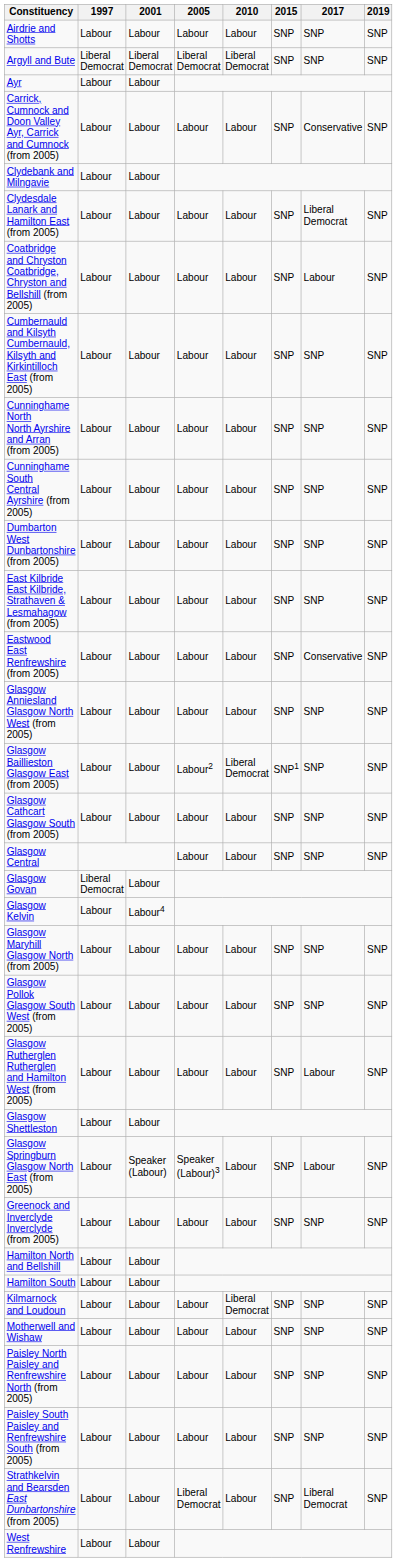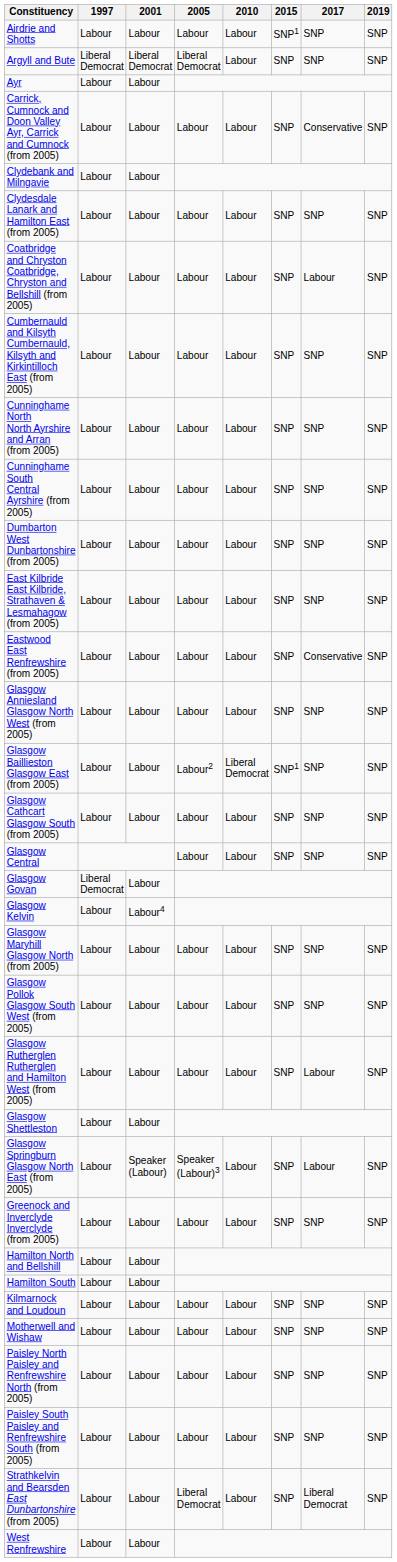(284, 34) SNP -> (286, 34) SNP1
(247, 61) Liberal Democrat -> (241, 61) Labour
(325, 216) Liberal Democrat -> (314, 216) SNP
(247, 1304) Liberal Democrat -> (241, 1304) Labour
